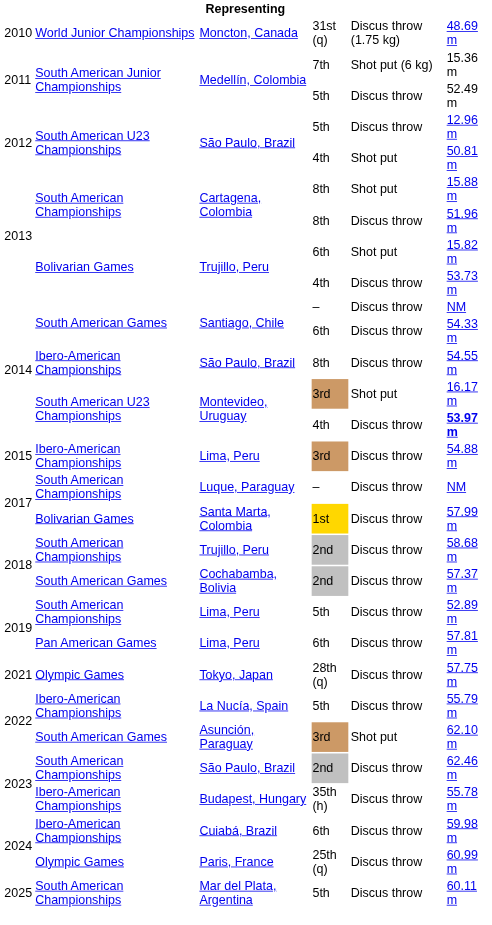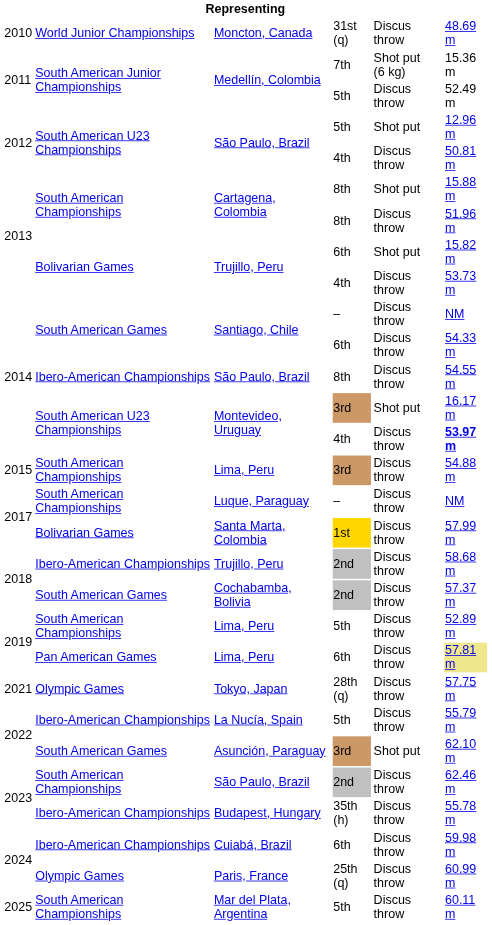(386, 33) Discus throw (1.75 kg) -> (392, 33) Discus throw
(386, 127) Discus throw -> (397, 127) Shot put
(374, 158) Shot put -> (392, 158) Discus throw
(78, 456) Ibero-American Championships -> (79, 470) South American Championships
(79, 550) South American Championships -> (123, 564) Ibero-American Championships
(462, 643) no background -> (461, 657) khaki background
